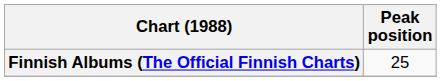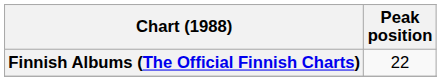(400, 62) 25 -> (400, 62) 22
